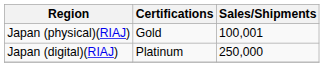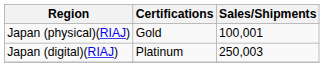(241, 52) 250,000 -> (241, 52) 250,003
